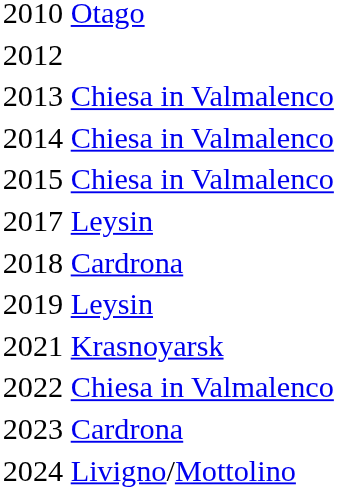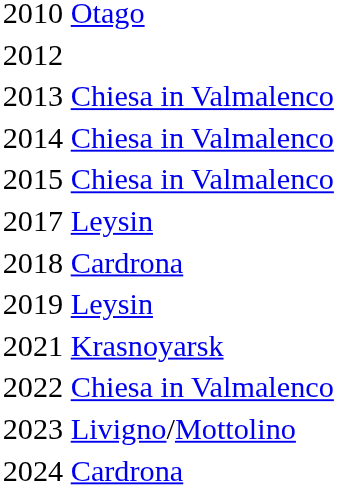(127, 429) Cardrona -> (183, 429) Livigno/Mottolino
(183, 470) Livigno/Mottolino -> (127, 470) Cardrona
